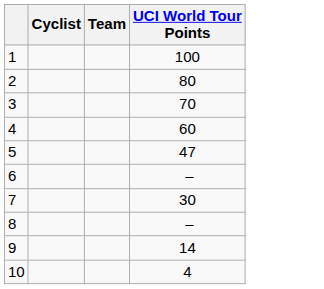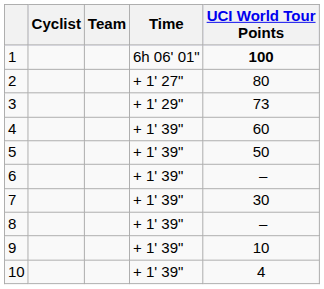+ column: (166, 24)
(187, 57) normal -> (261, 57) bold
(187, 104) 70 -> (261, 104) 73
(187, 152) 47 -> (261, 152) 50
(187, 248) 14 -> (261, 248) 10
